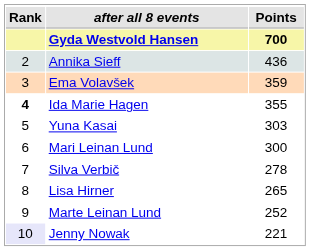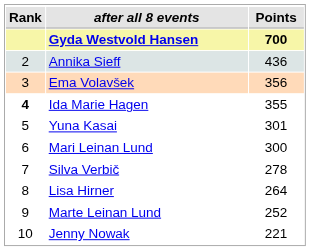(276, 83) 359 -> (276, 83) 356
(276, 126) 303 -> (276, 126) 301
(276, 191) 265 -> (276, 191) 264
(25, 234) lavender background -> (25, 234) no background
